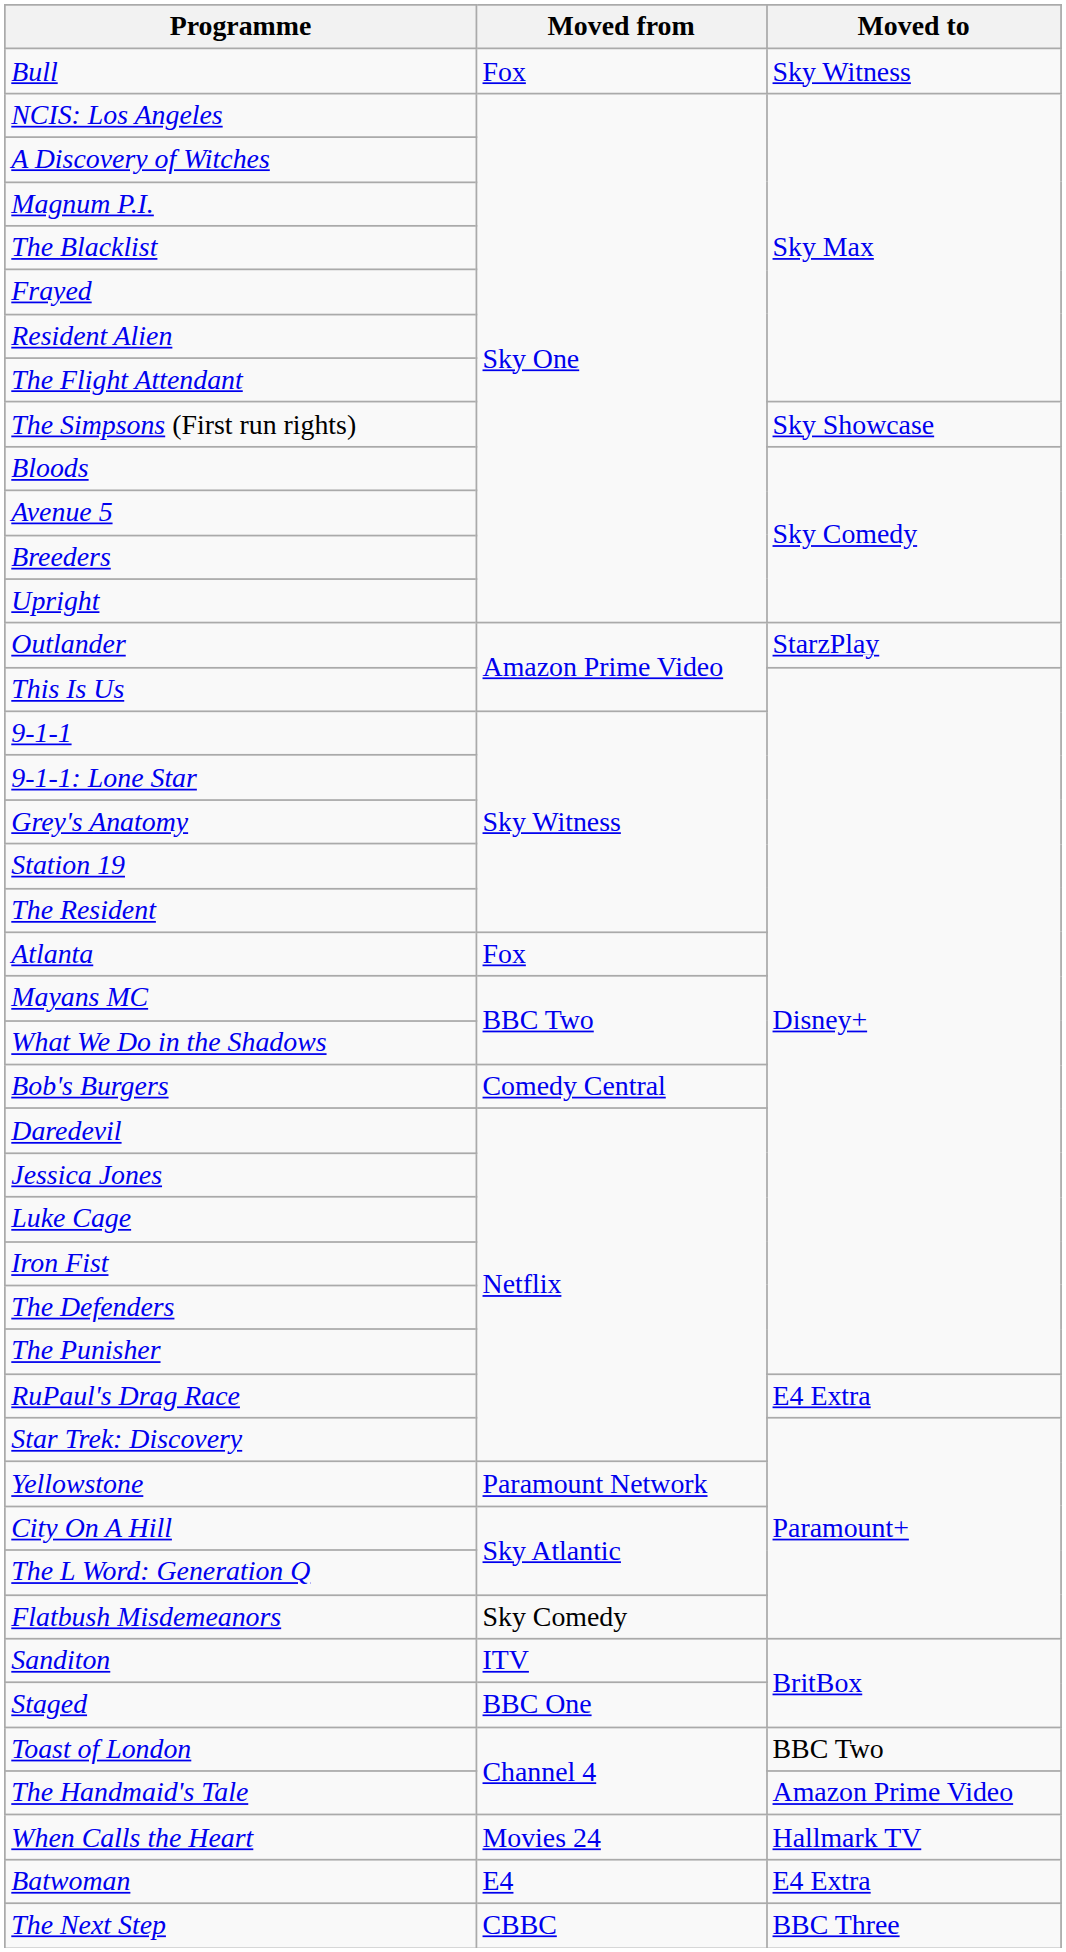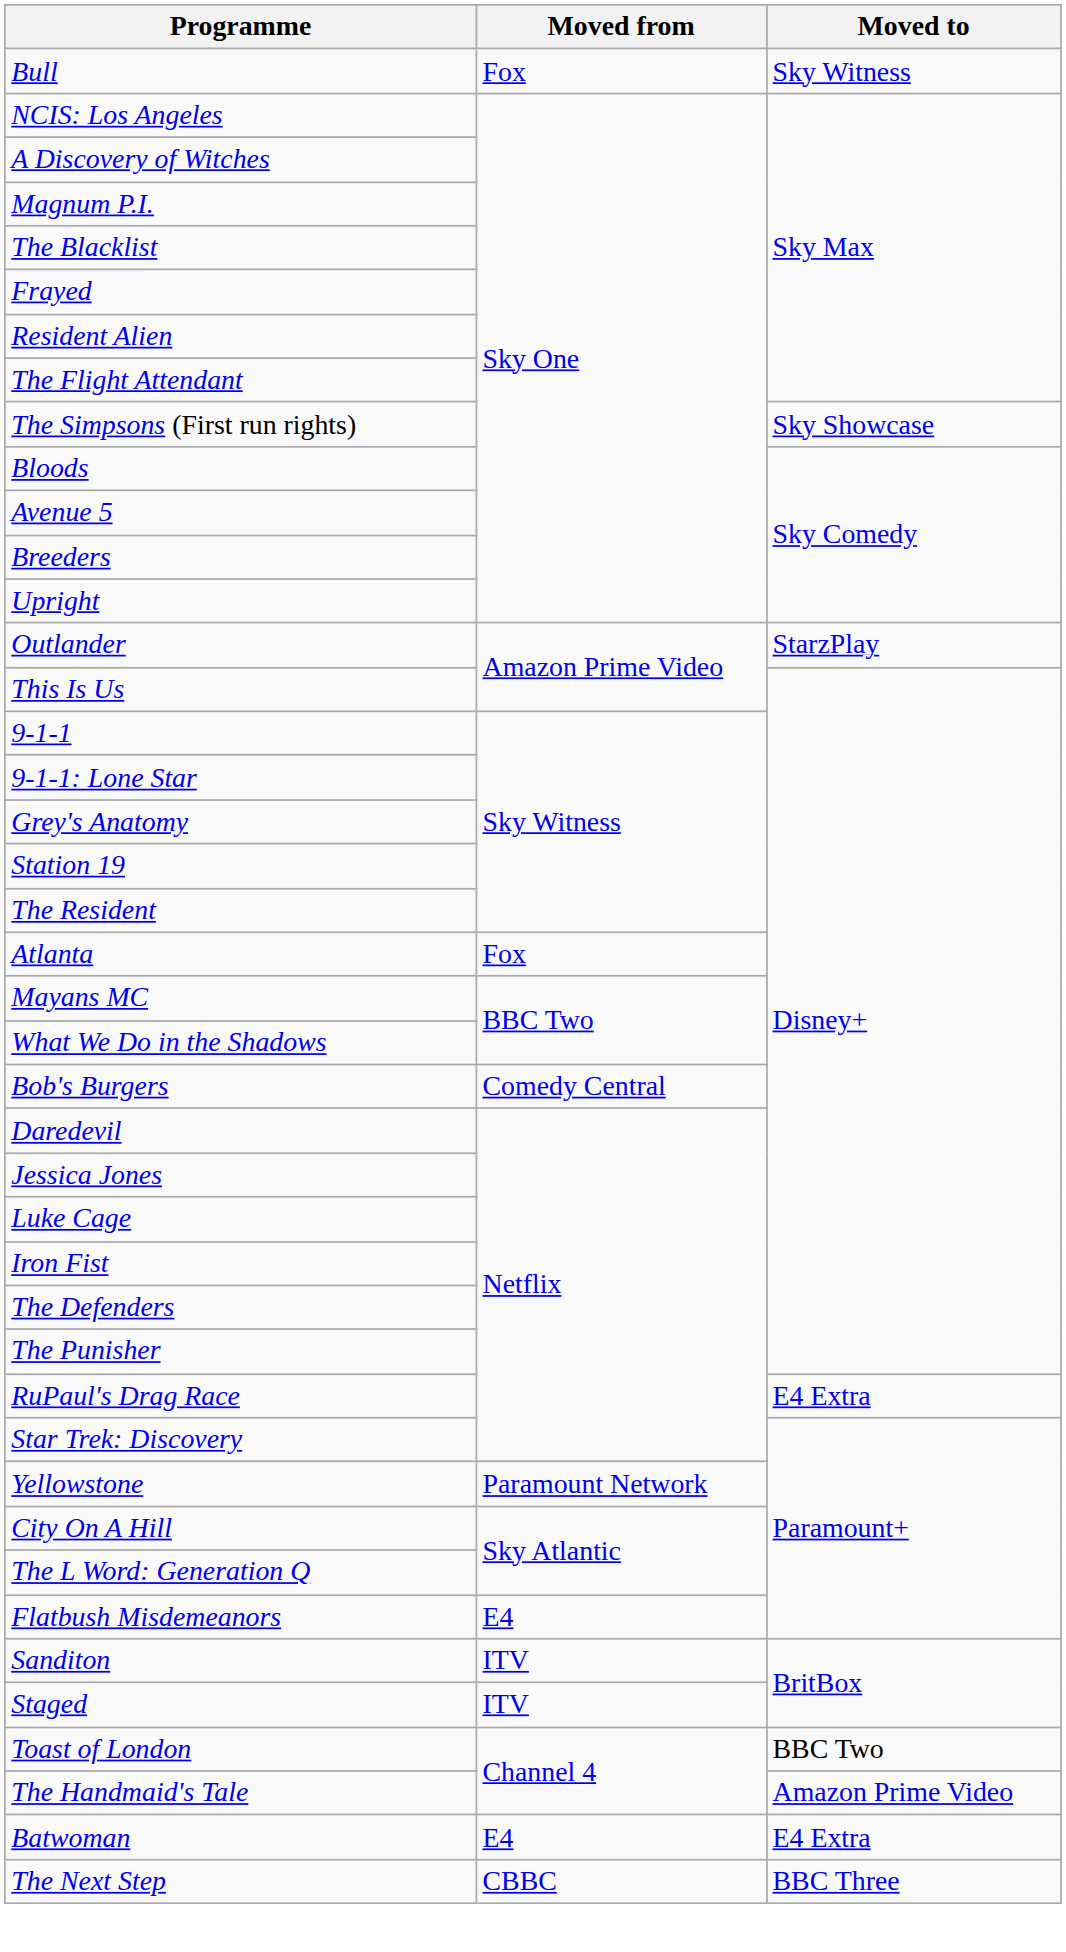(555, 1616) Sky Comedy -> (498, 1616) E4
(537, 1704) BBC One -> (506, 1704) ITV
- row: (132, 1836)
